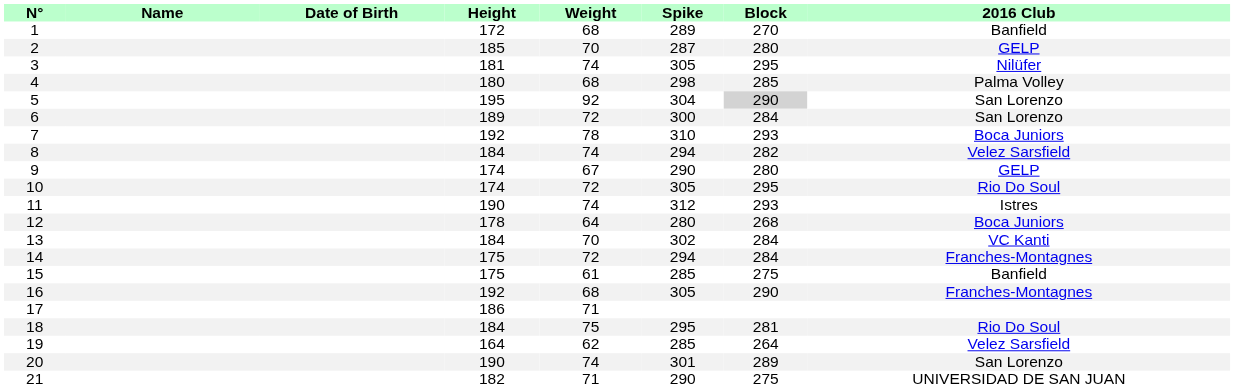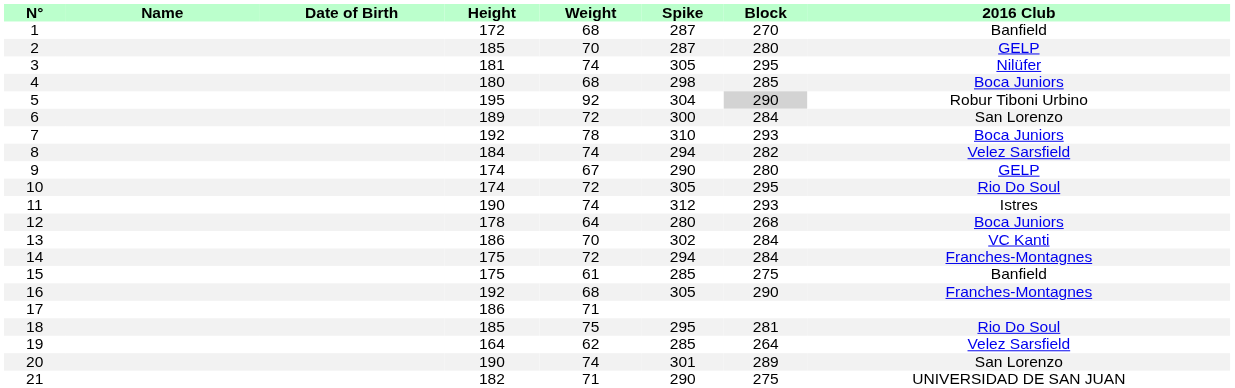(683, 30) 289 -> (683, 30) 287
(1019, 82) Palma Volley -> (1019, 82) Boca Juniors
(1019, 100) San Lorenzo -> (1019, 100) Robur Tiboni Urbino
(492, 239) 184 -> (492, 239) 186
(492, 327) 184 -> (492, 327) 185
